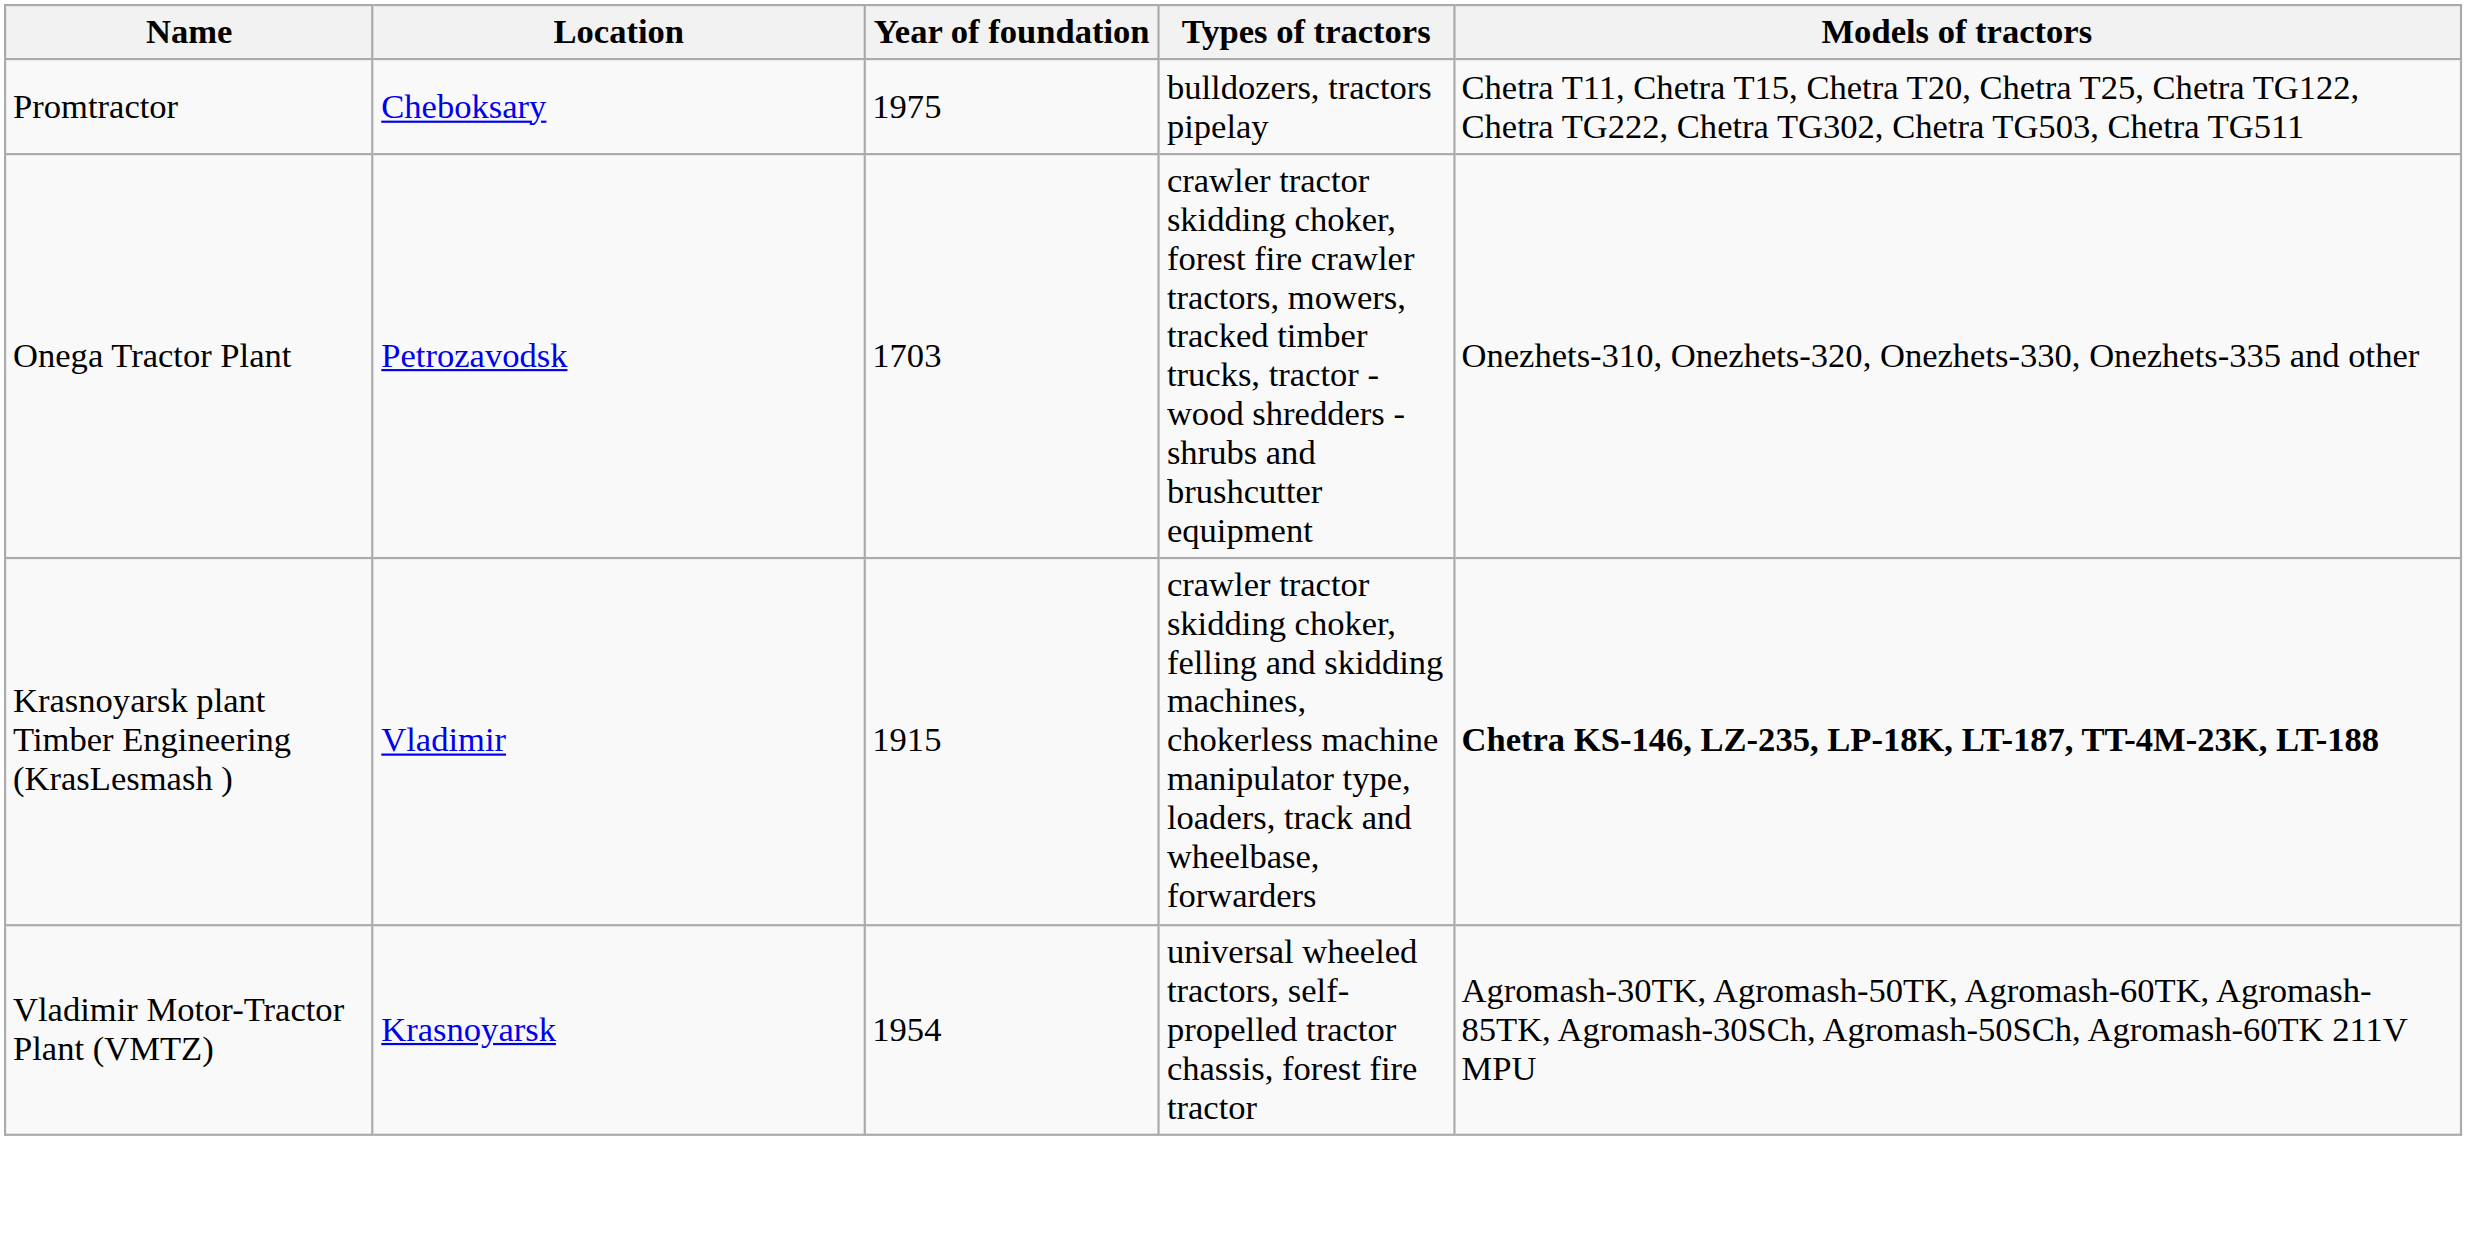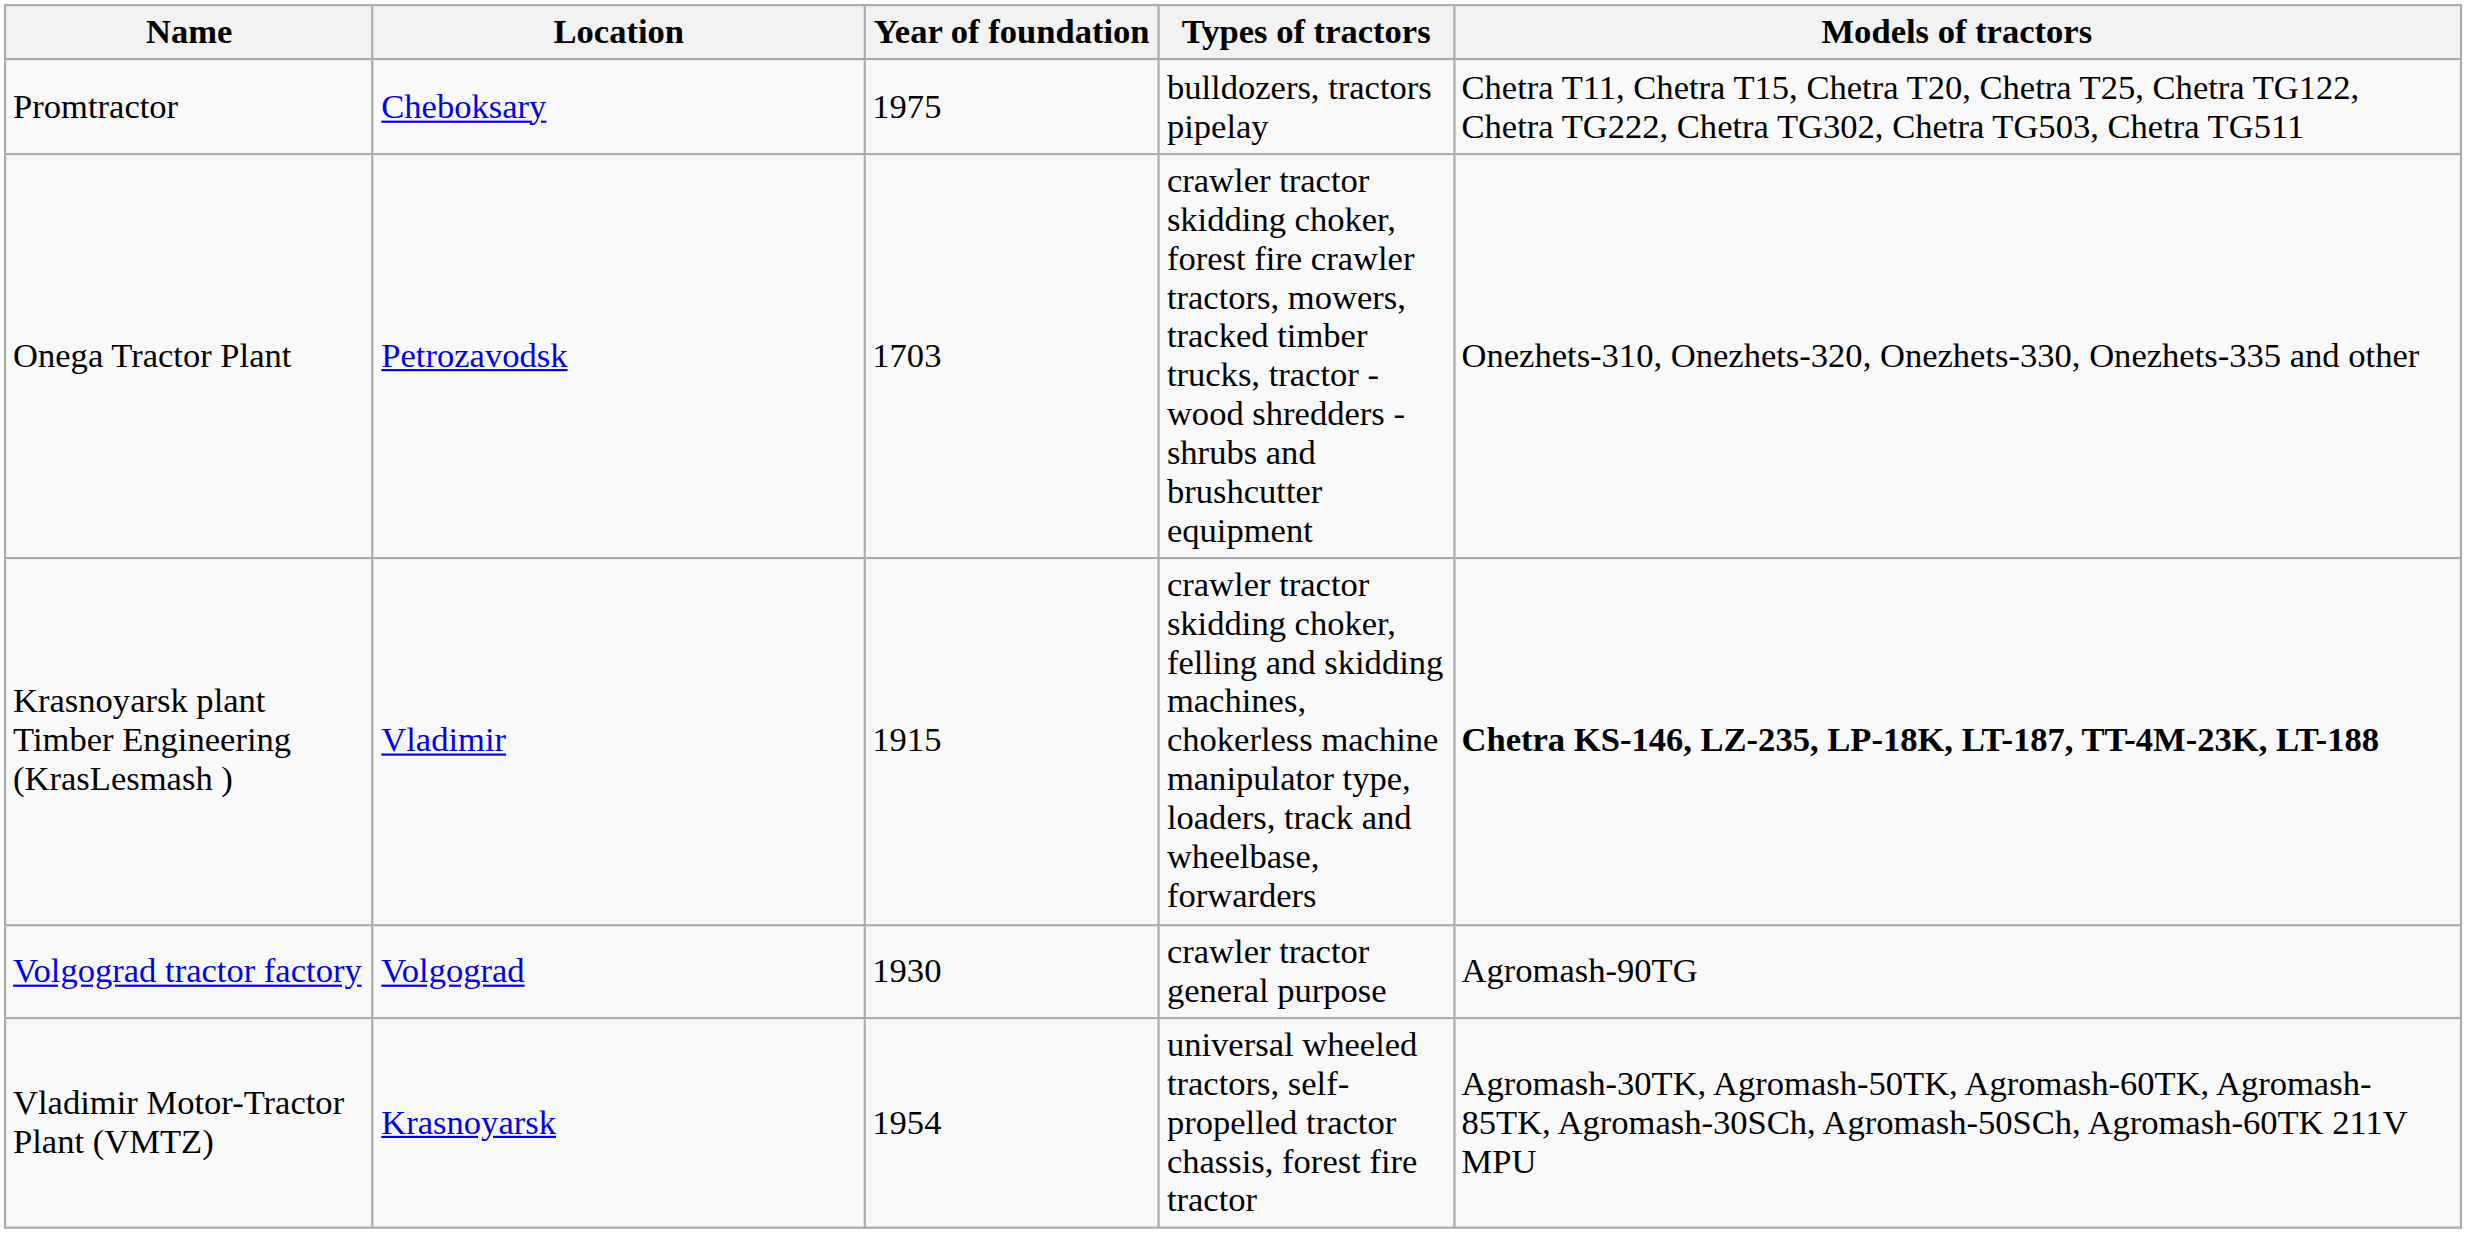+ row: (187, 970)
